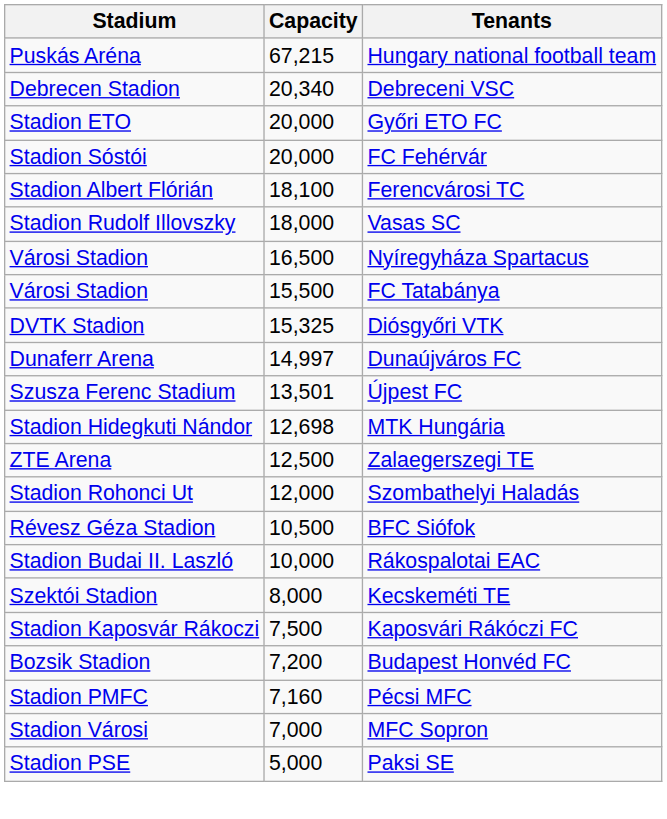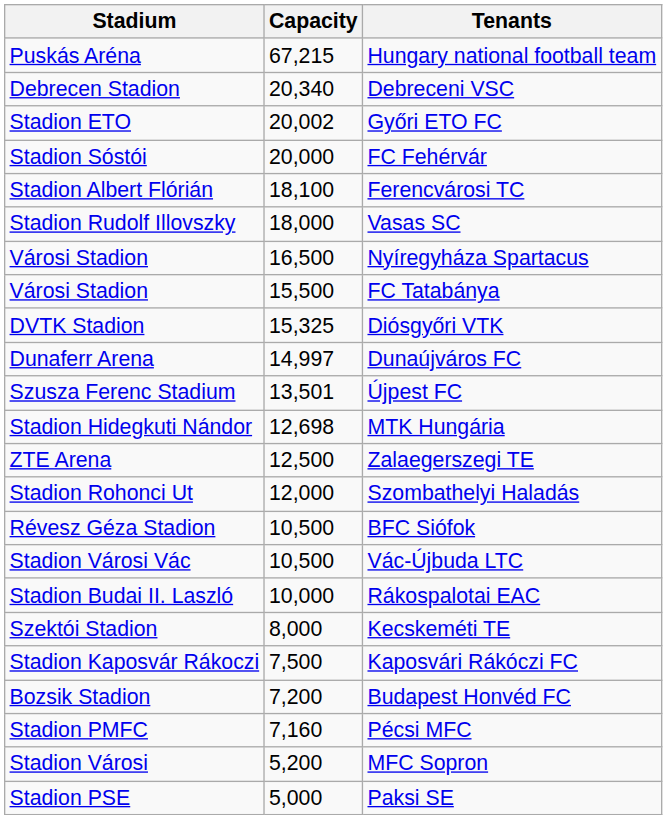(302, 122) 20,000 -> (302, 122) 20,002
+ row: (445, 561)
(296, 730) 7,000 -> (296, 763) 5,200
